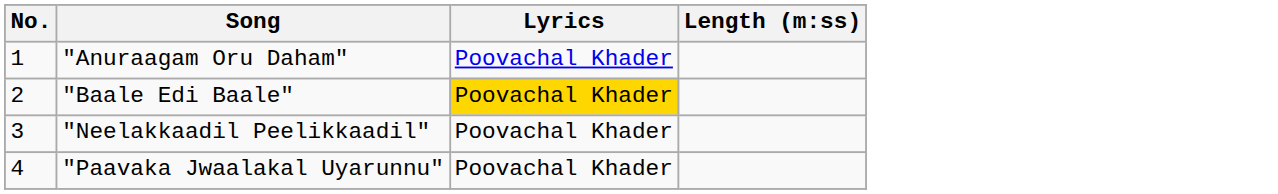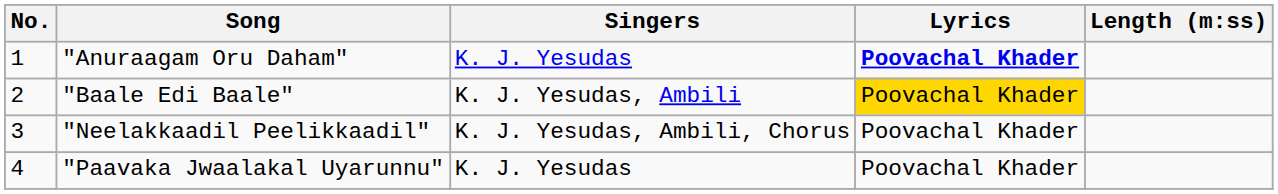+ column: (652, 24)
(564, 60) normal -> (970, 60) bold
